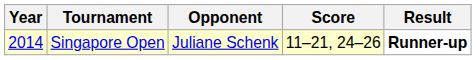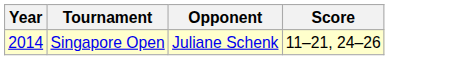- column: (428, 17)
